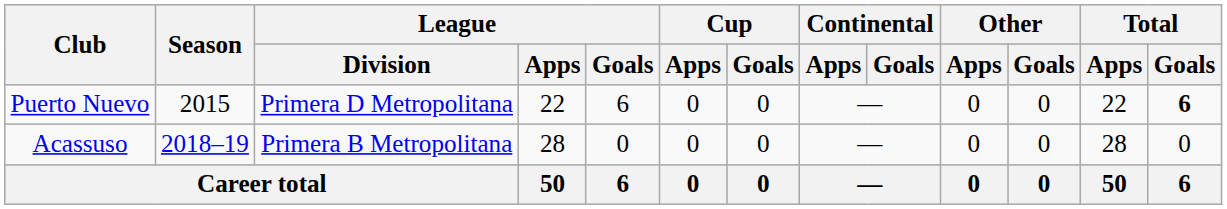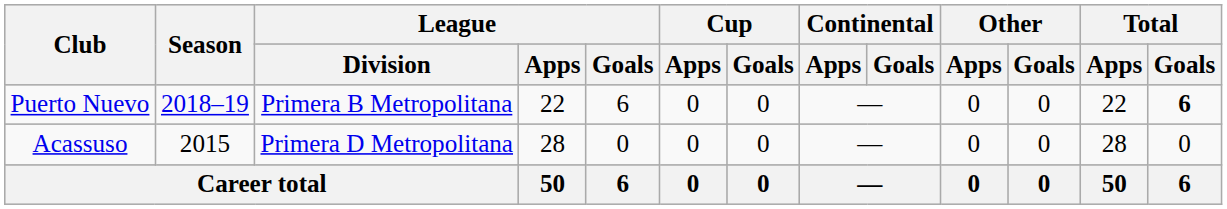(205, 104) 2015 -> (205, 104) 2018–19
(387, 104) Primera D Metropolitana -> (387, 104) Primera B Metropolitana
(205, 143) 2018–19 -> (205, 143) 2015
(387, 143) Primera B Metropolitana -> (387, 143) Primera D Metropolitana
